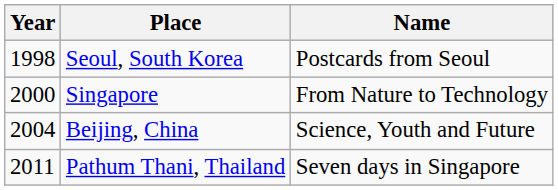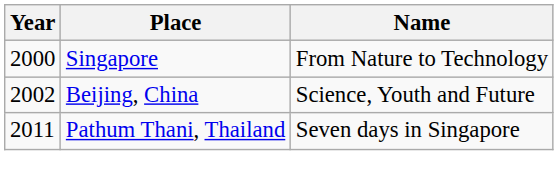- row: (155, 58)
(33, 130) 2004 -> (33, 94) 2002
